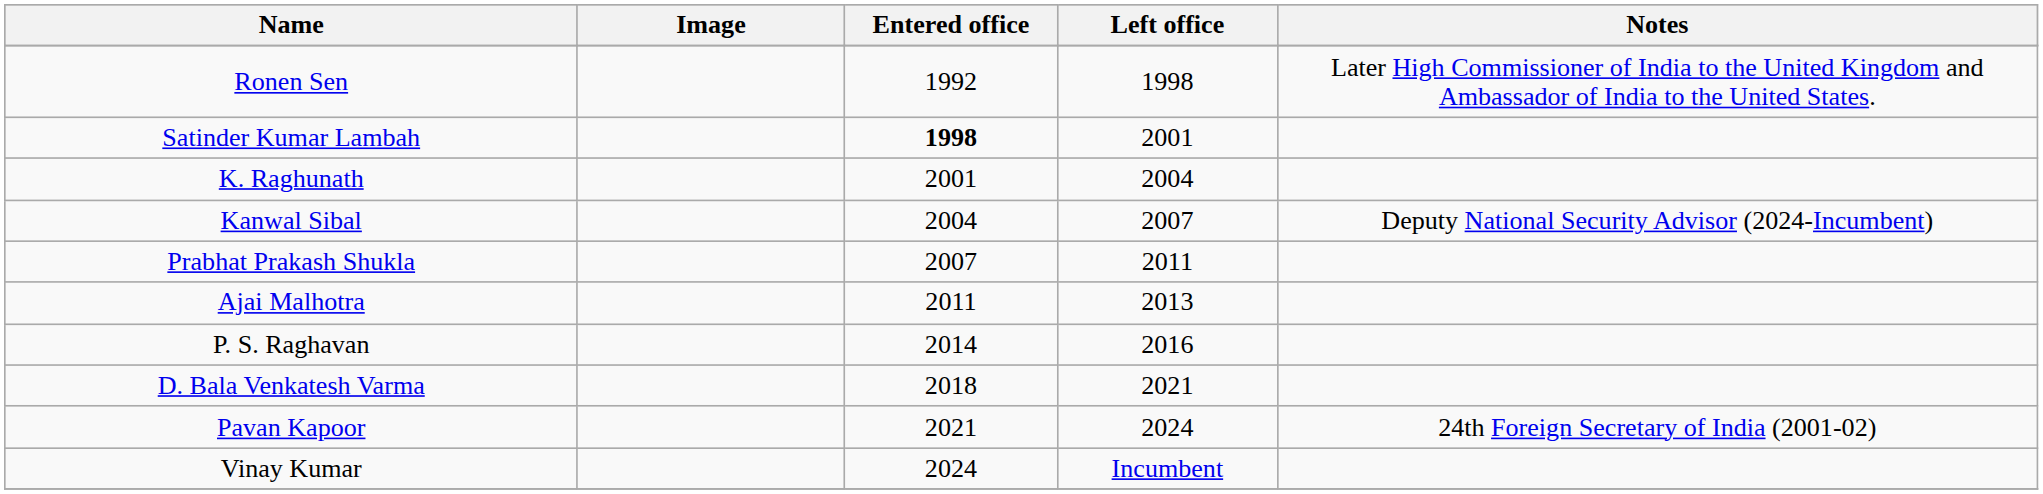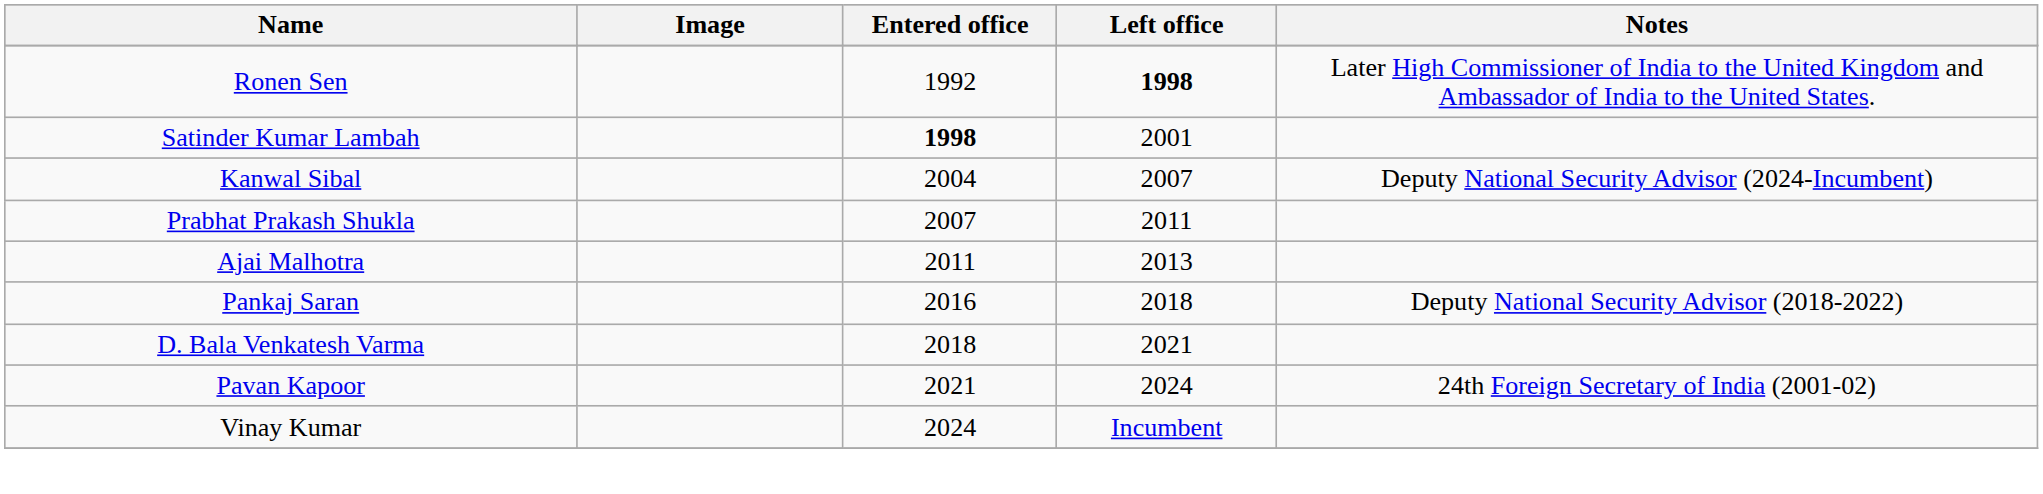(1167, 81) normal -> (1167, 81) bold
- row: (291, 178)
- row: (291, 344)
+ row: (291, 302)
